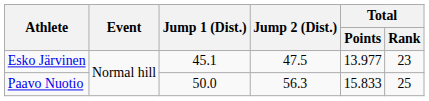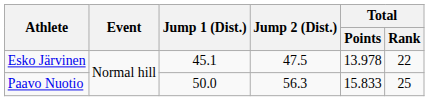(363, 61) 13.977 -> (363, 61) 13.978
(404, 61) 23 -> (404, 61) 22
